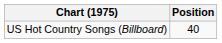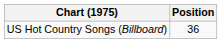(193, 30) 40 -> (193, 30) 36
